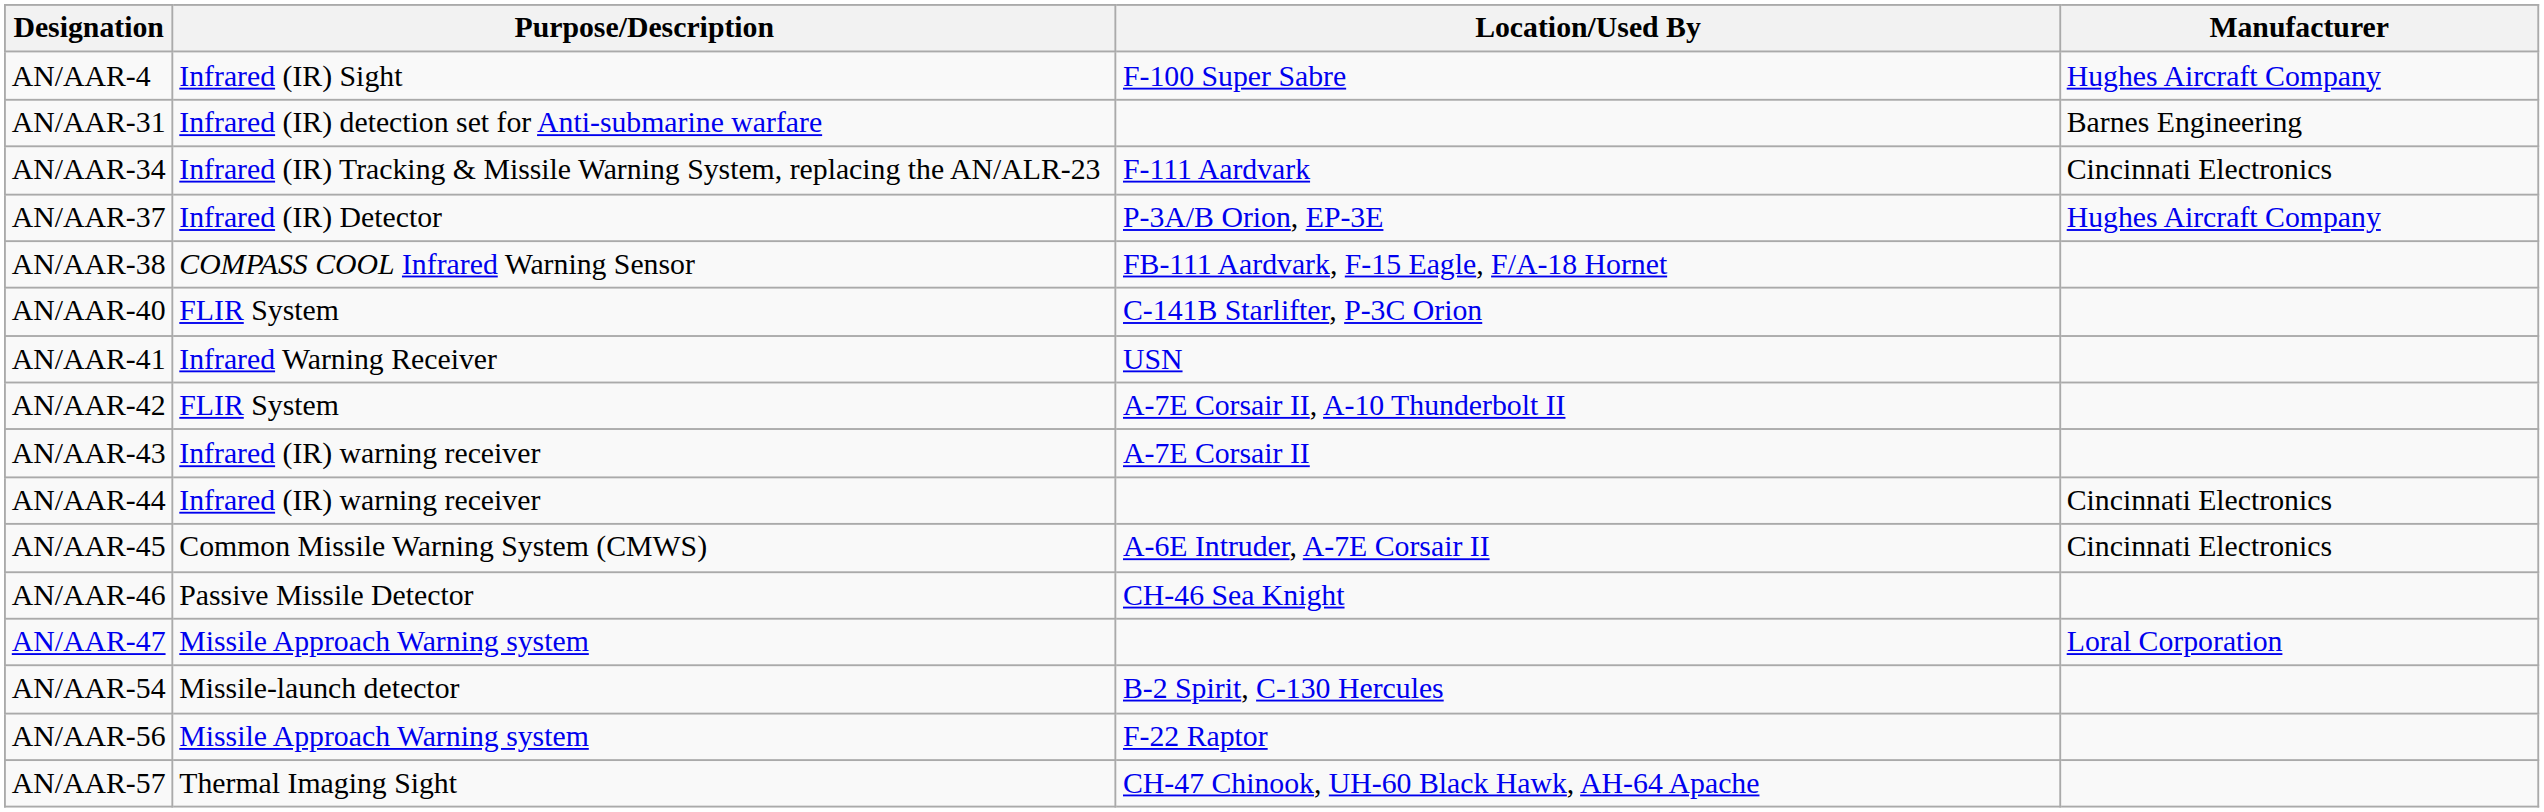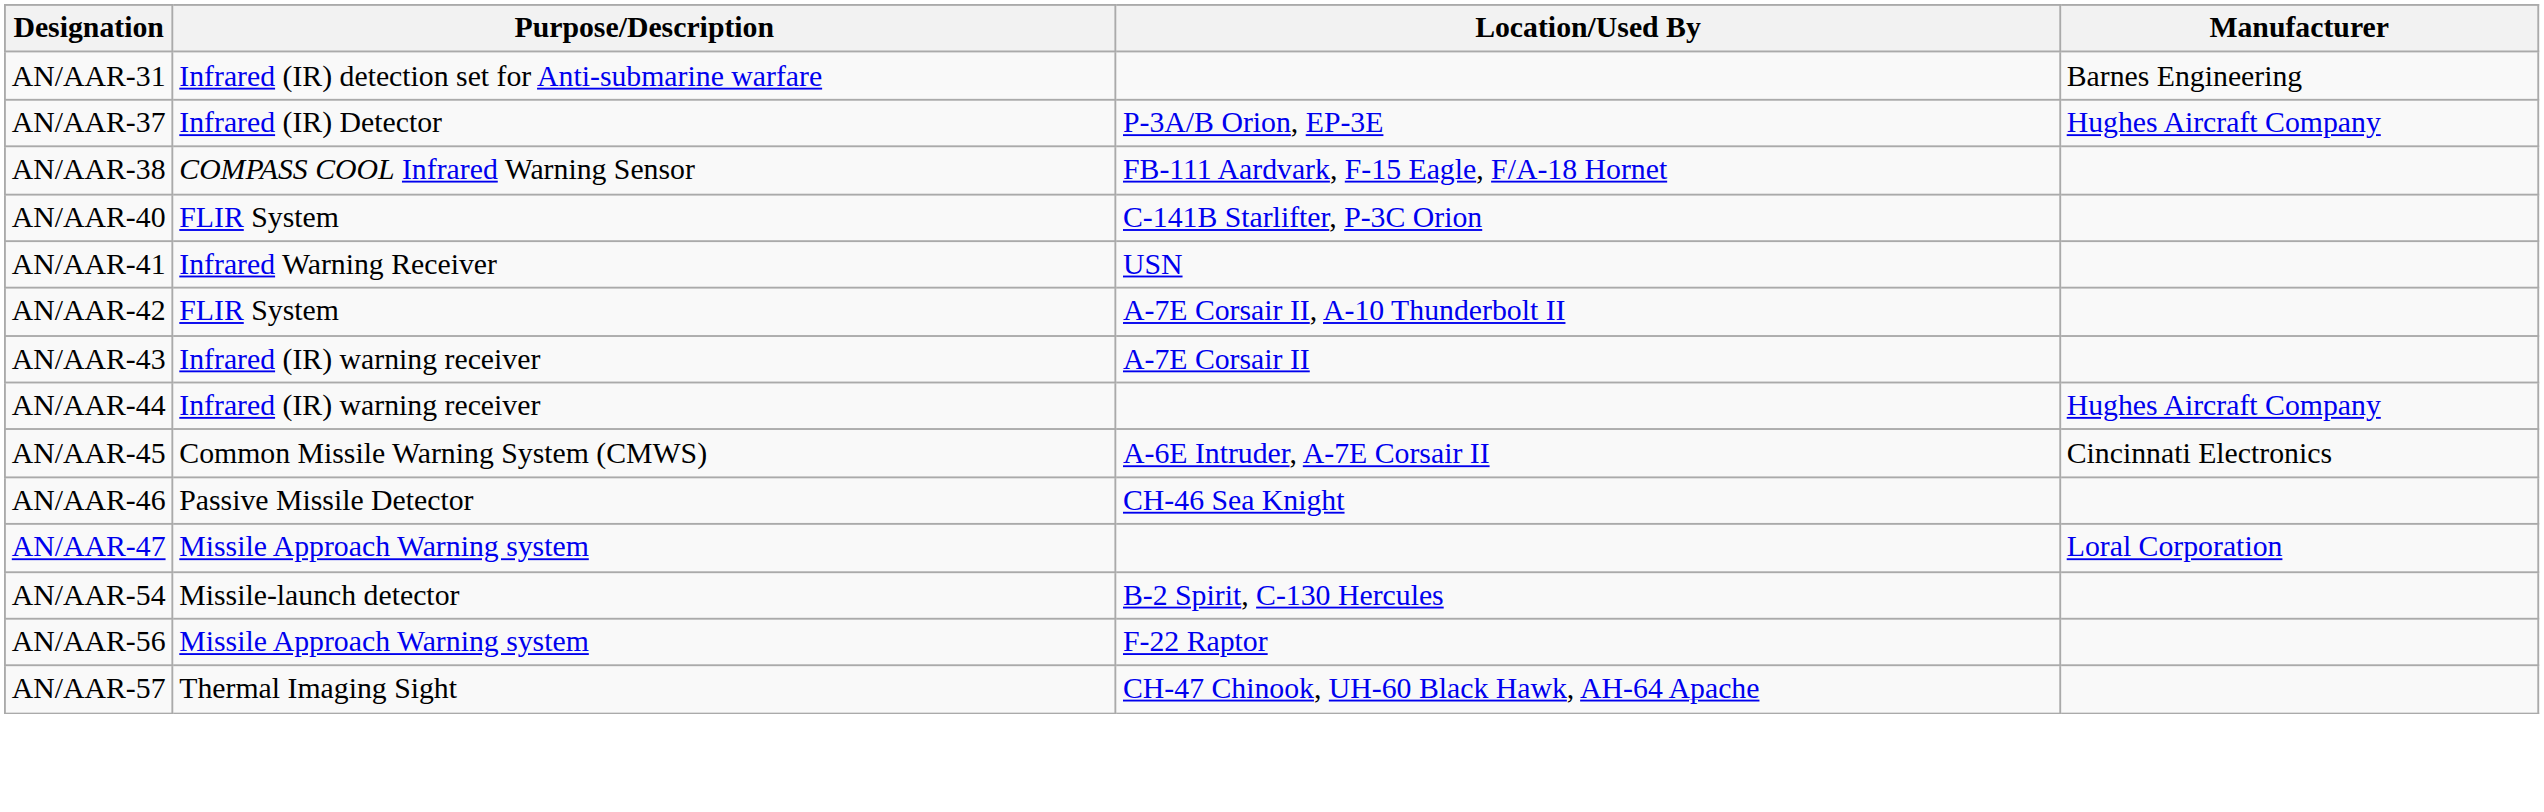- row: (81, 75)
- row: (89, 169)
(2199, 500) Cincinnati Electronics -> (2224, 405) Hughes Aircraft Company
